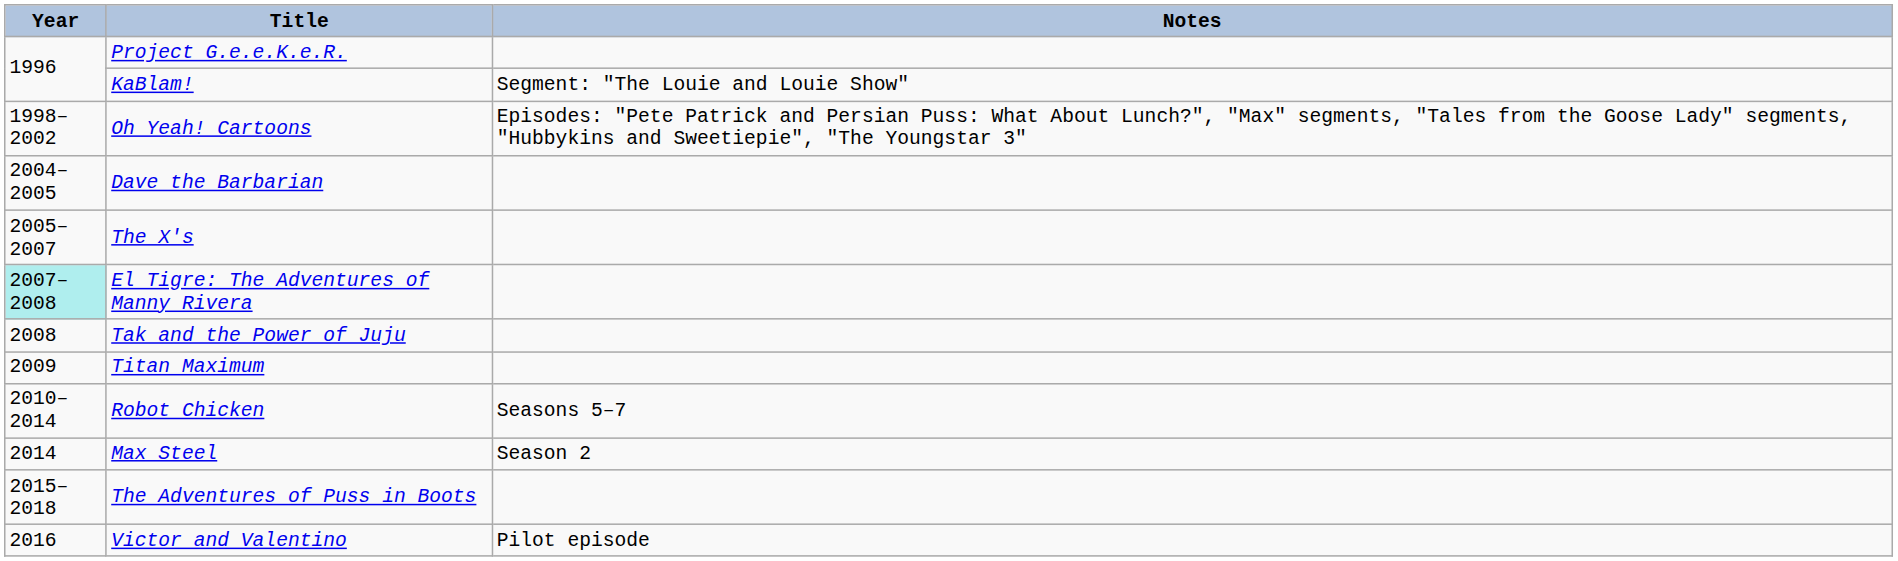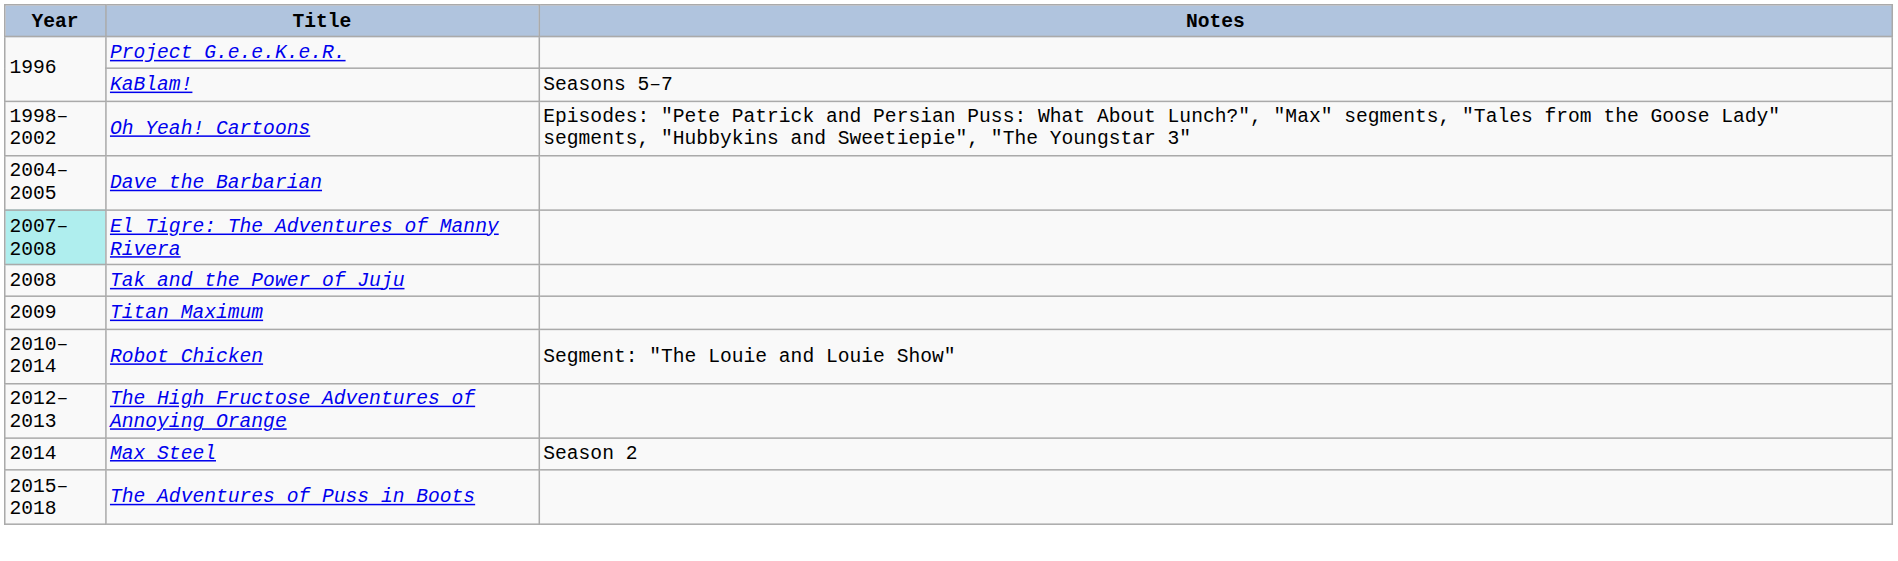(703, 85) Segment: "The Louie and Louie Show" -> (608, 85) Seasons 5–7
- row: (152, 237)
(562, 411) Seasons 5–7 -> (749, 356) Segment: "The Louie and Louie Show"
+ row: (293, 411)
- row: (229, 541)
